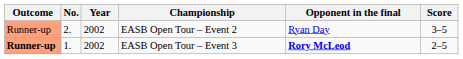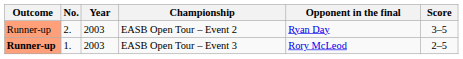(94, 29) 2002 -> (94, 29) 2003
(94, 45) 2002 -> (94, 45) 2003
(319, 45) bold -> (318, 45) normal
